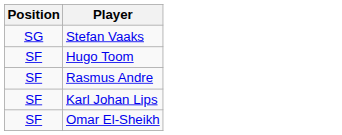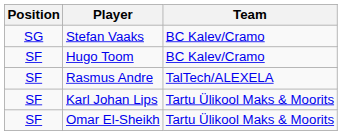+ column: (250, 15)
